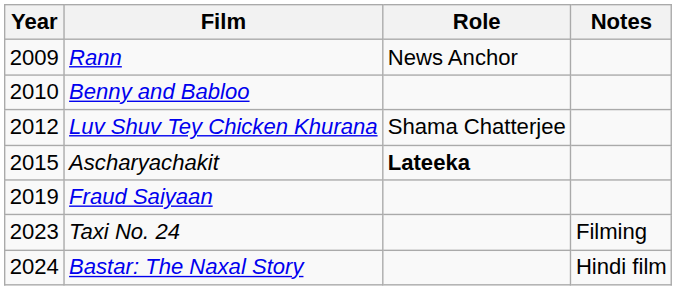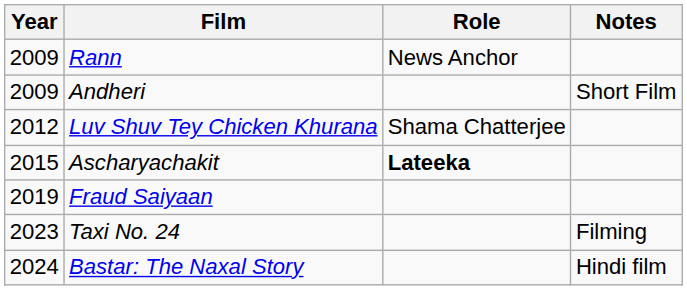+ row: (107, 92)
- row: (159, 92)
